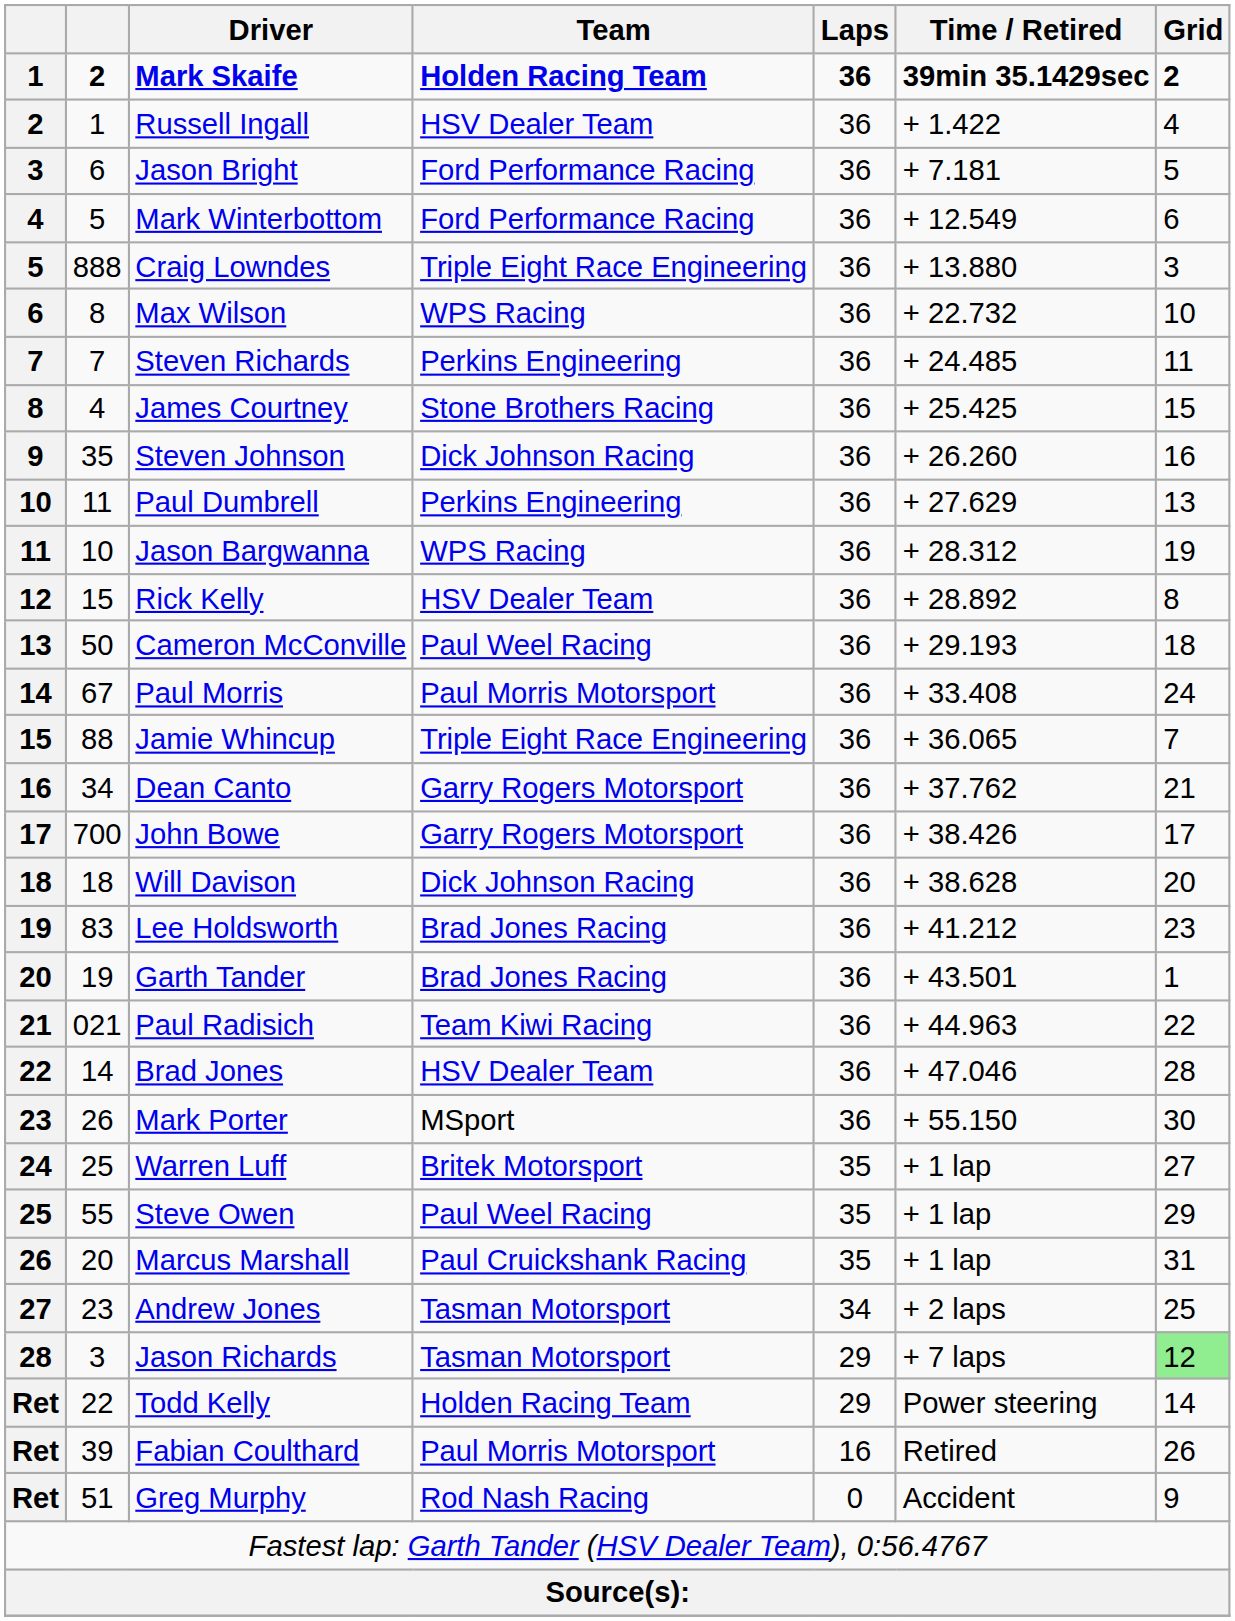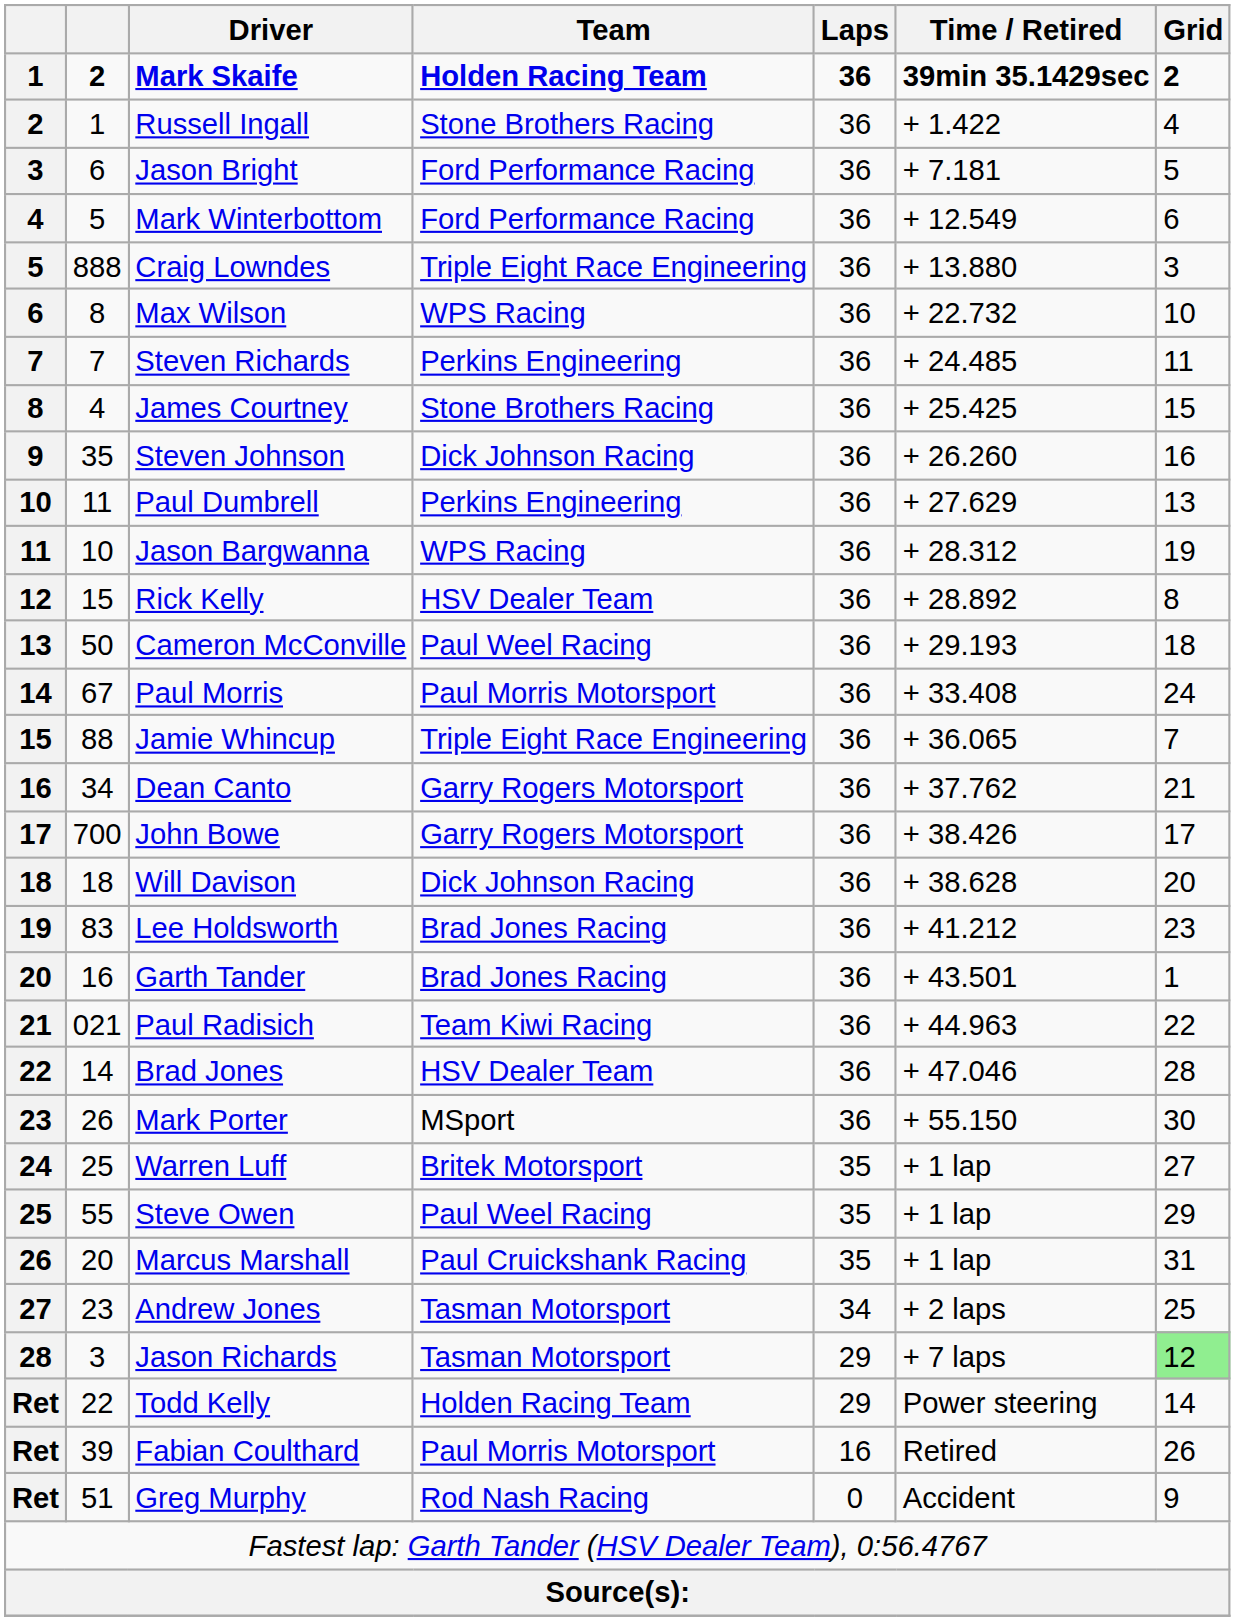(537, 123) HSV Dealer Team -> (567, 123) Stone Brothers Racing
(97, 976) 19 -> (97, 976) 16
